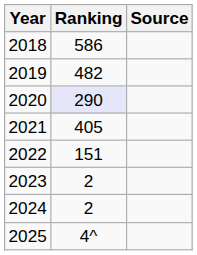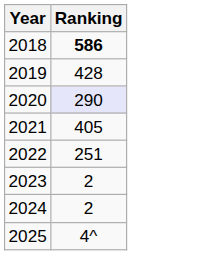- column: (160, 18)
(89, 46) normal -> (89, 46) bold
(89, 73) 482 -> (89, 73) 428
(89, 154) 151 -> (89, 154) 251
